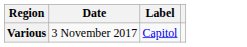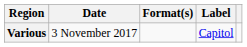+ column: (168, 13)
